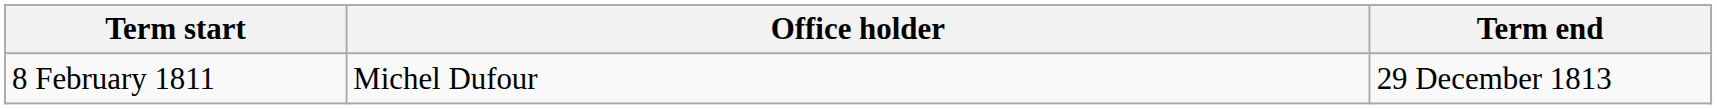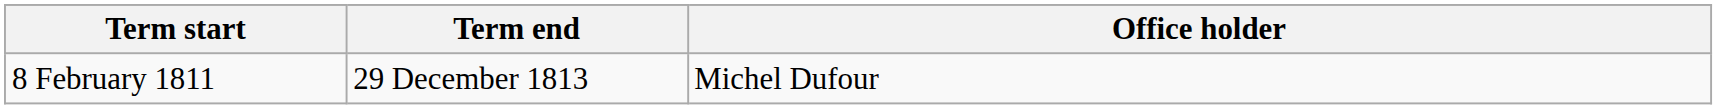columns swapped: (1540, 28) <-> (858, 28)
